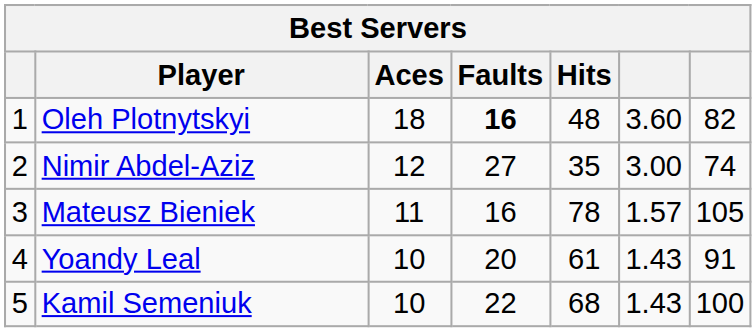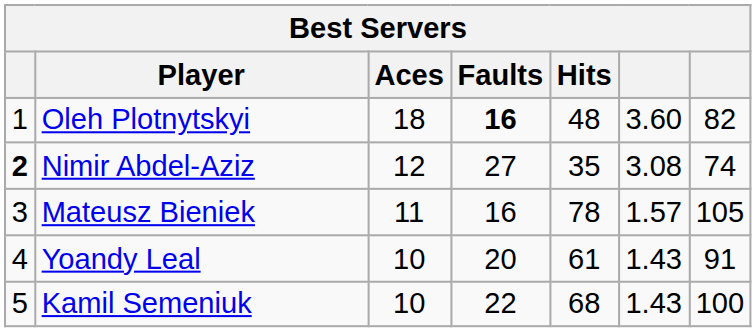(20, 166) normal -> (20, 166) bold
(654, 166) 3.00 -> (654, 166) 3.08
